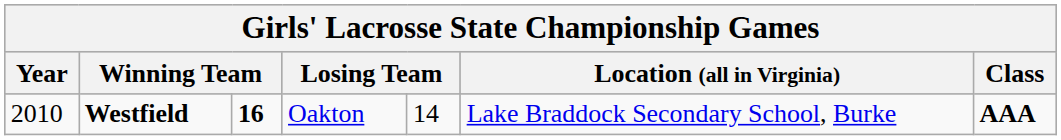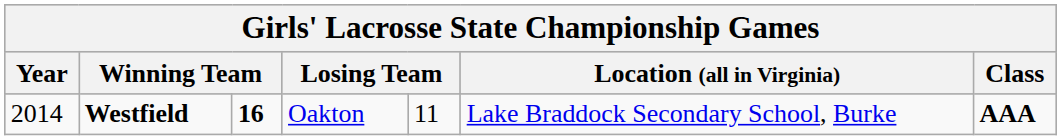(37, 113) 2010 -> (37, 113) 2014
(426, 113) 14 -> (426, 113) 11
